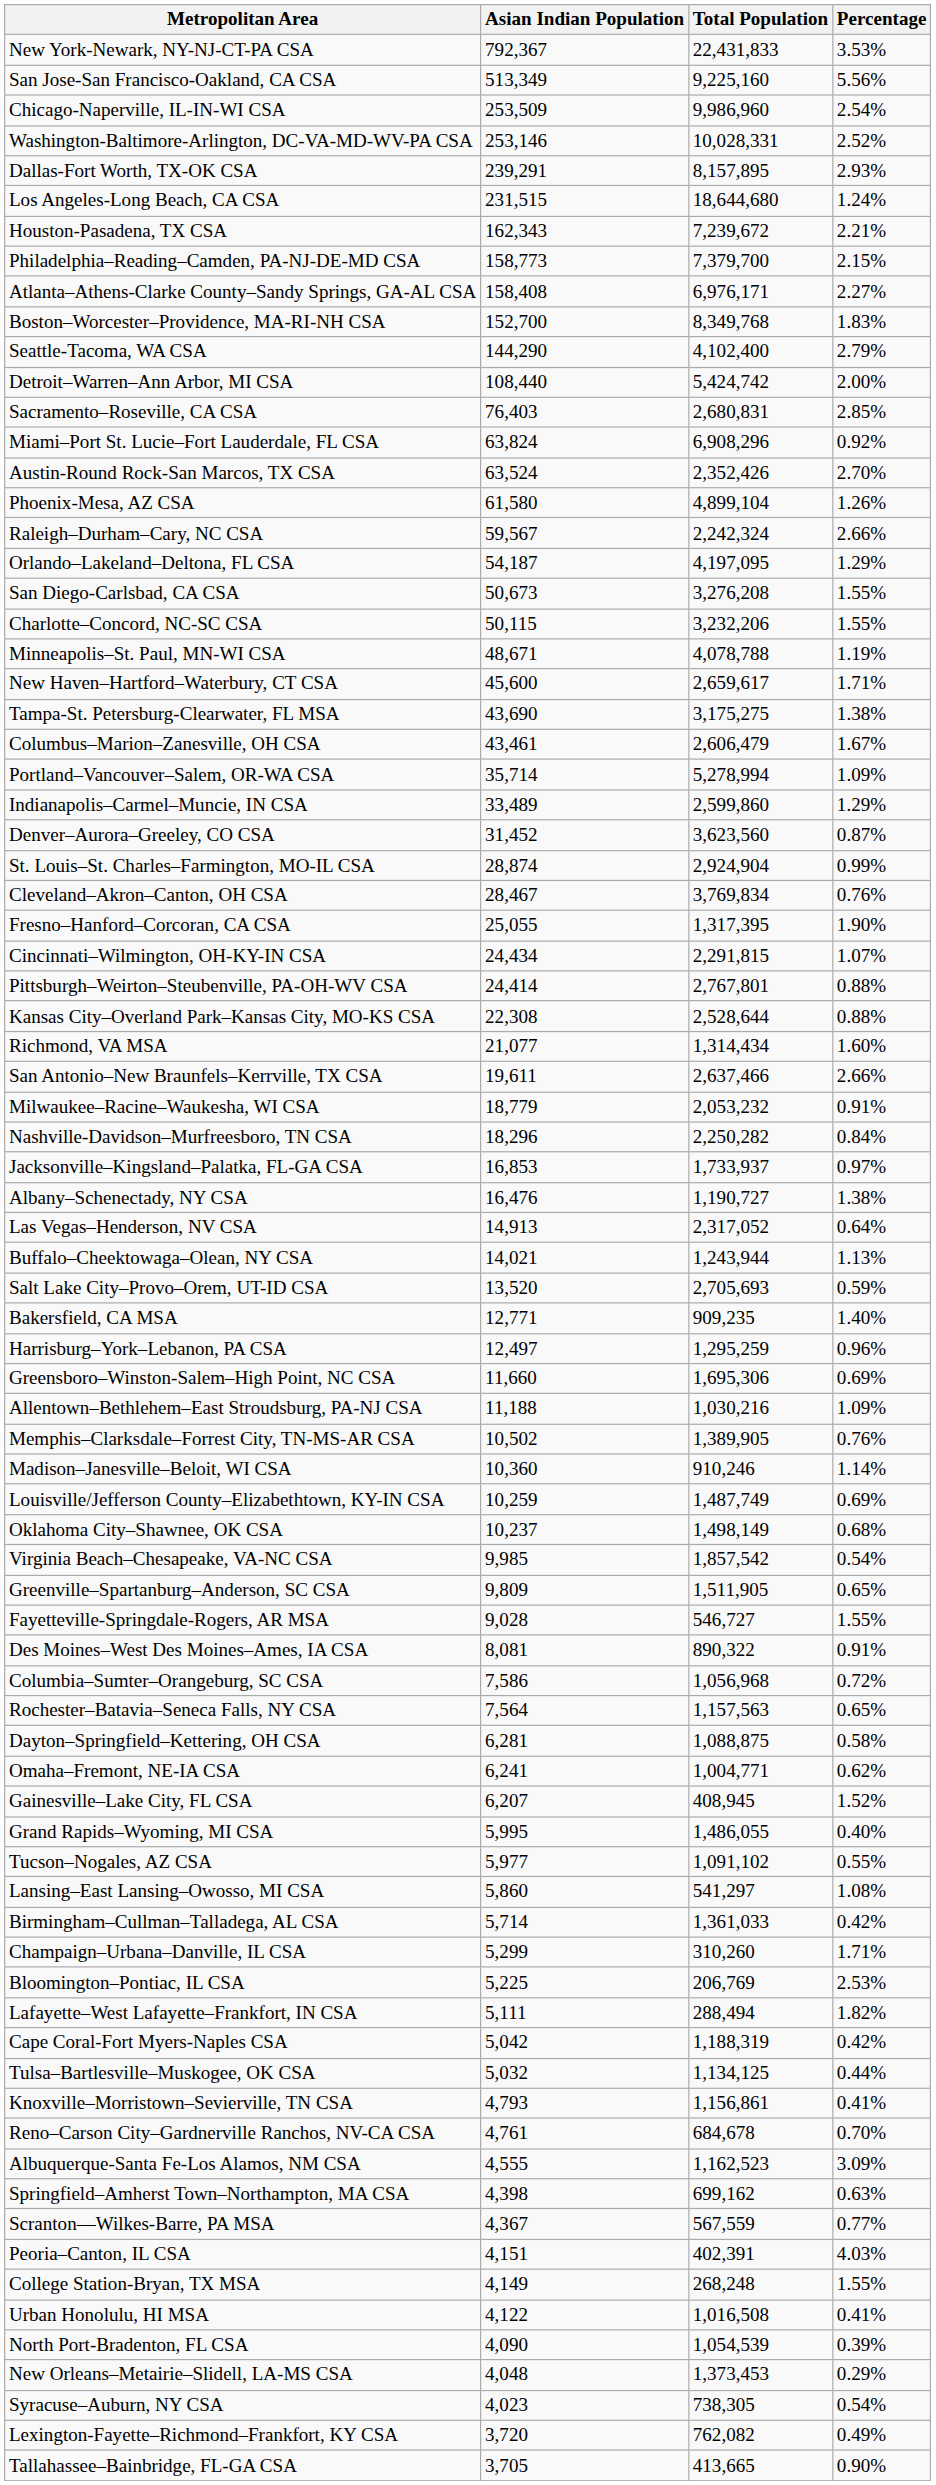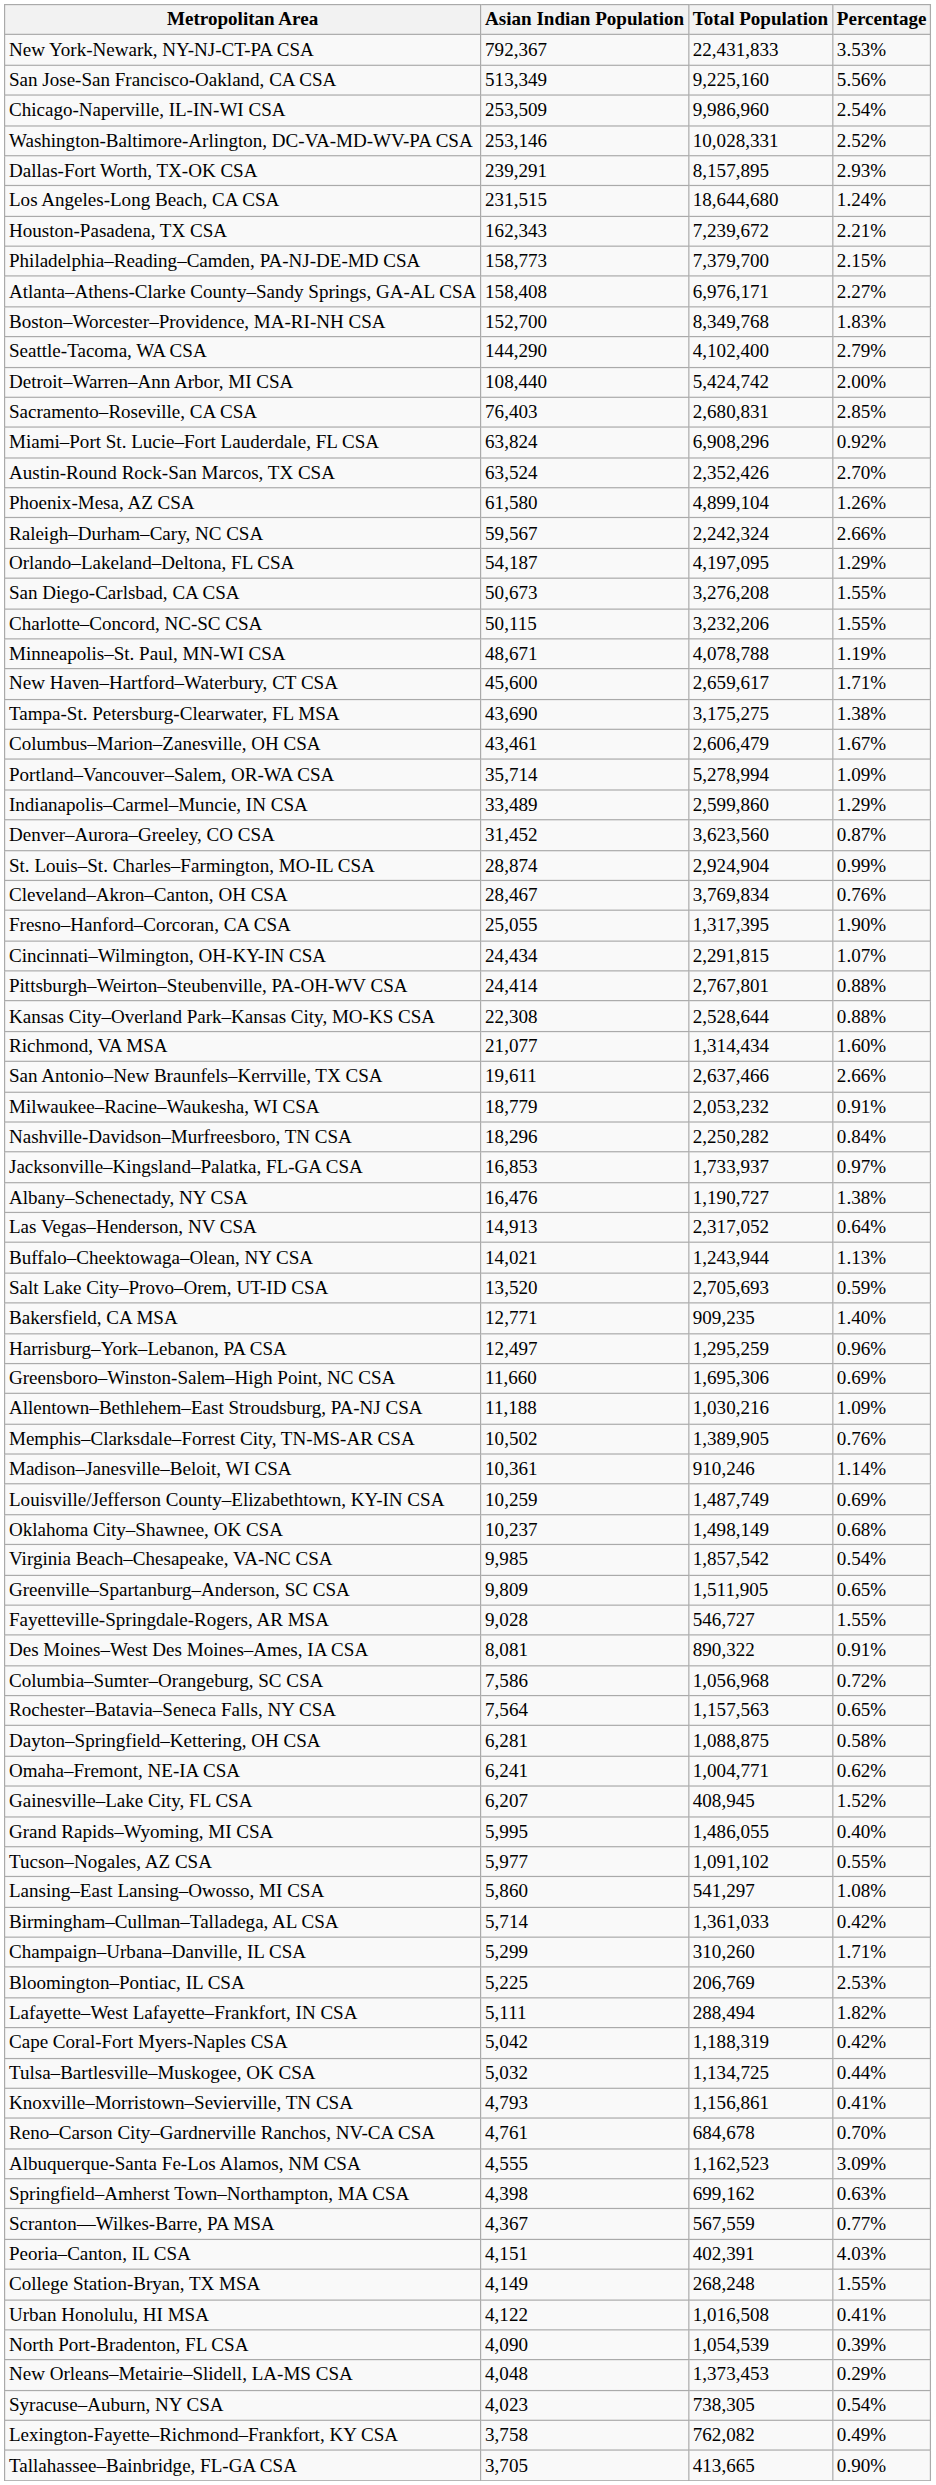(511, 1469) 10,360 -> (511, 1469) 10,361
(731, 2072) 1,134,125 -> (731, 2072) 1,134,725
(507, 2435) 3,720 -> (507, 2435) 3,758
